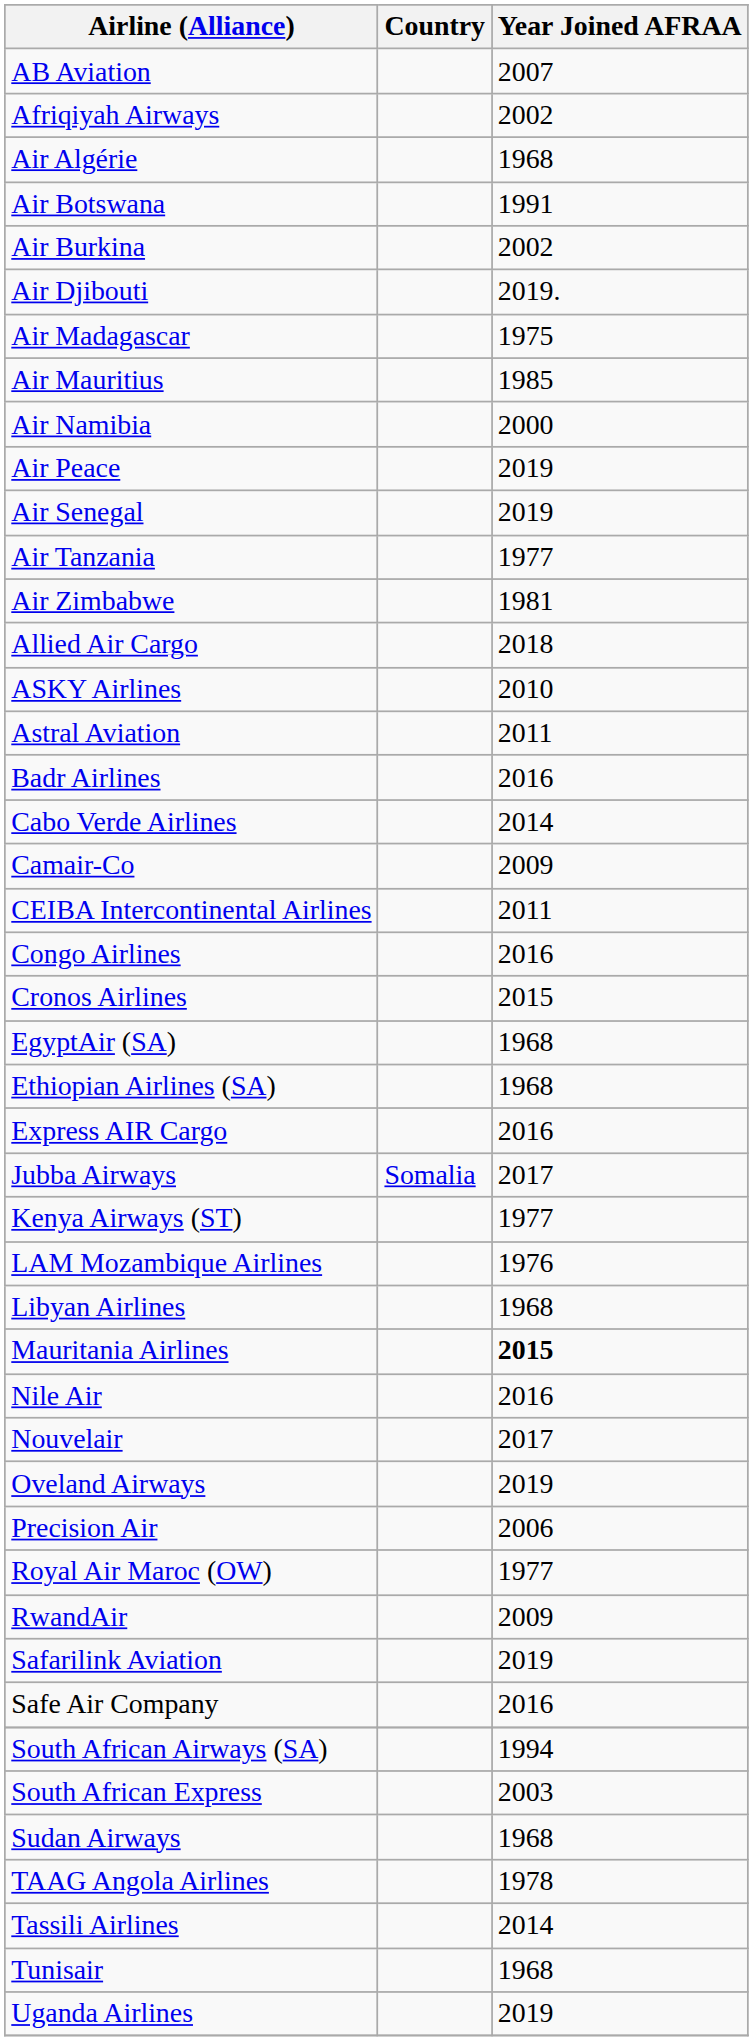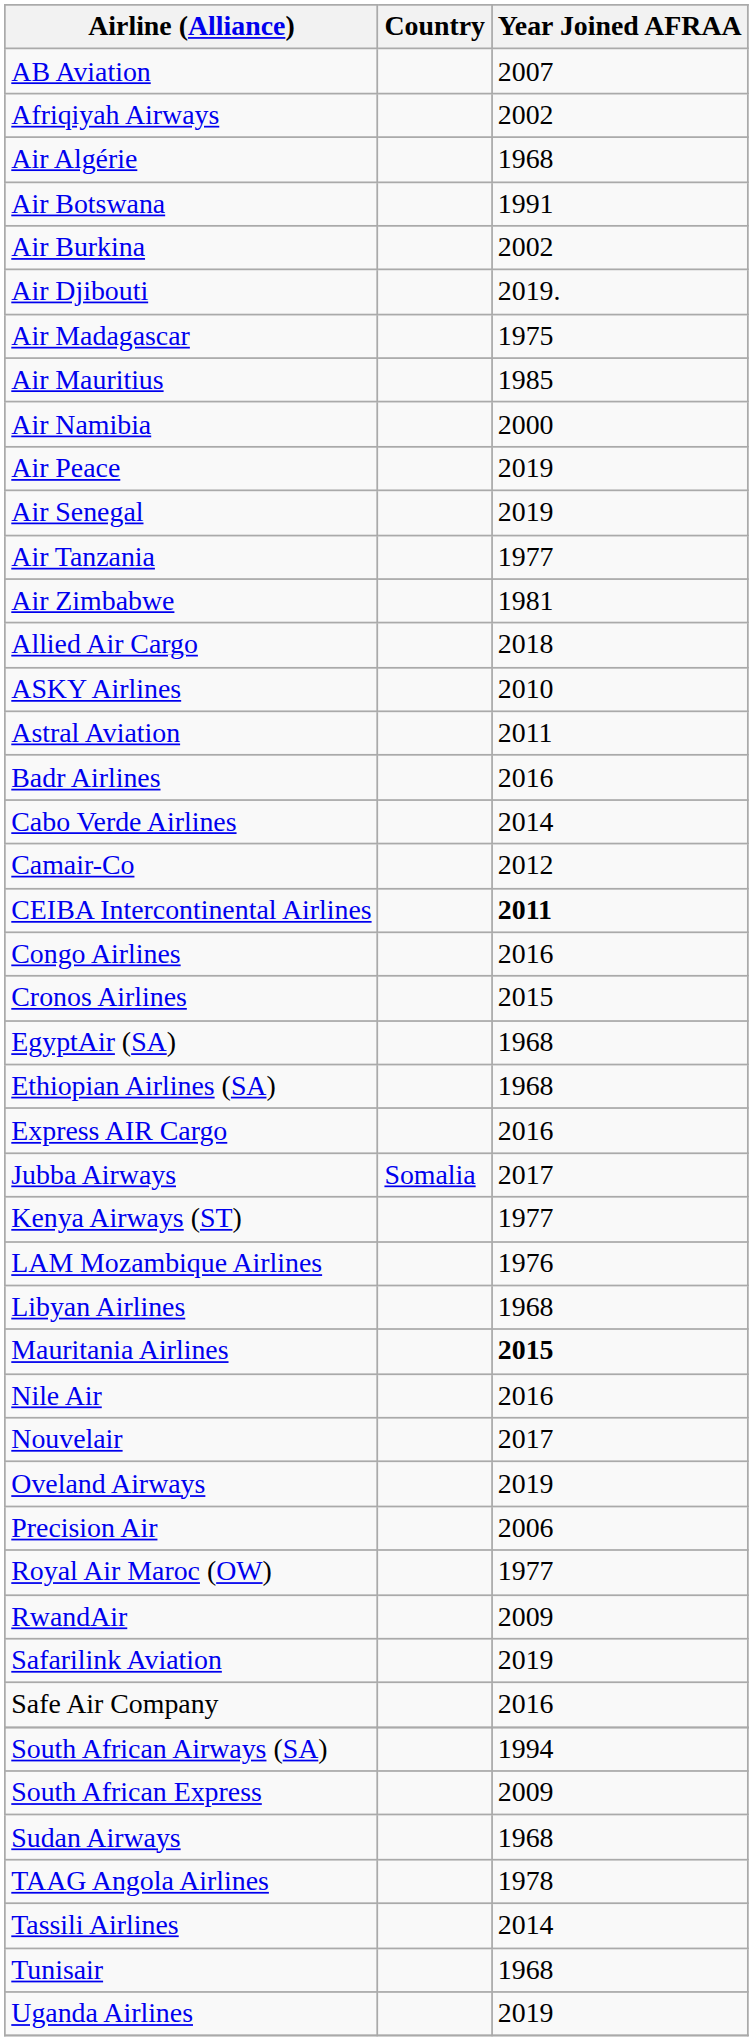(526, 865) 2009 -> (526, 865) 2012
(525, 909) normal -> (525, 909) bold
(526, 1792) 2003 -> (526, 1792) 2009
